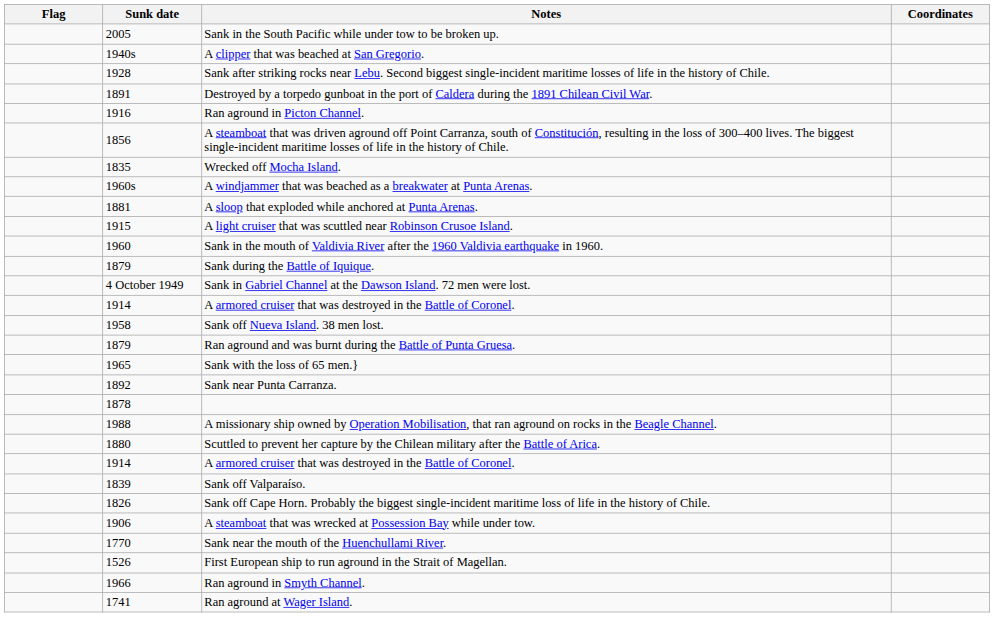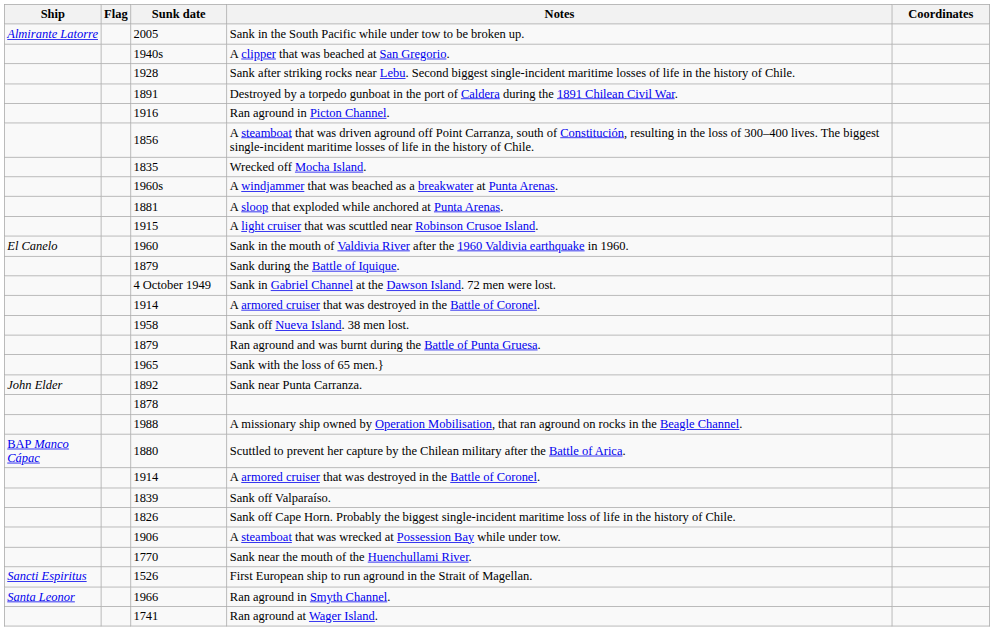+ column: (53, 14)
